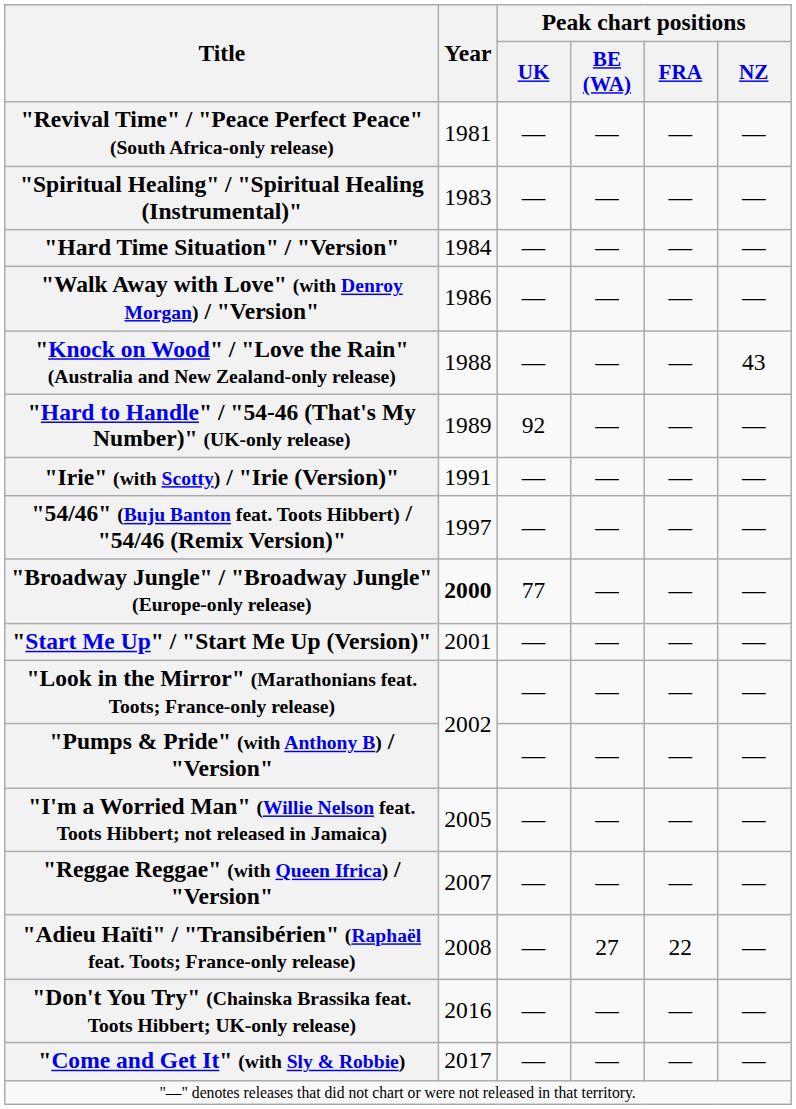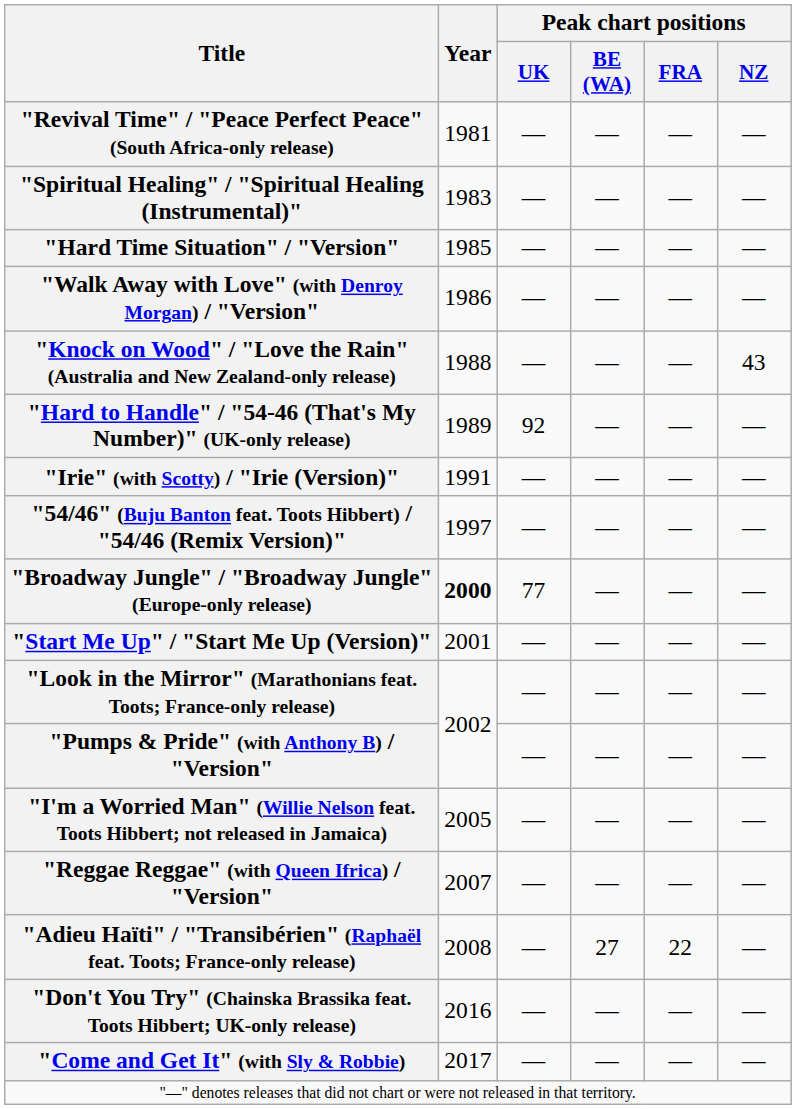(468, 247) 1984 -> (468, 247) 1985
